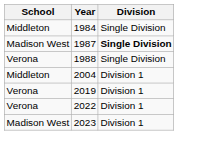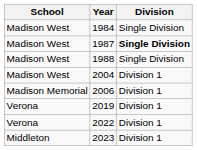(28, 28) Middleton -> (38, 28) Madison West
(22, 59) Verona -> (38, 59) Madison West
(28, 75) Middleton -> (38, 75) Madison West
+ row: (103, 91)
(38, 122) Madison West -> (28, 138) Middleton
